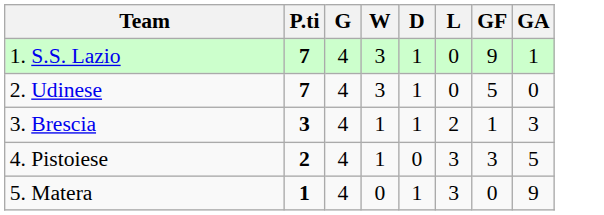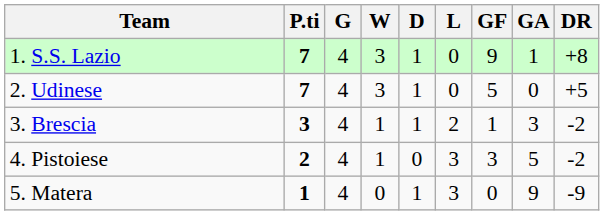+ column: (576, 21)
